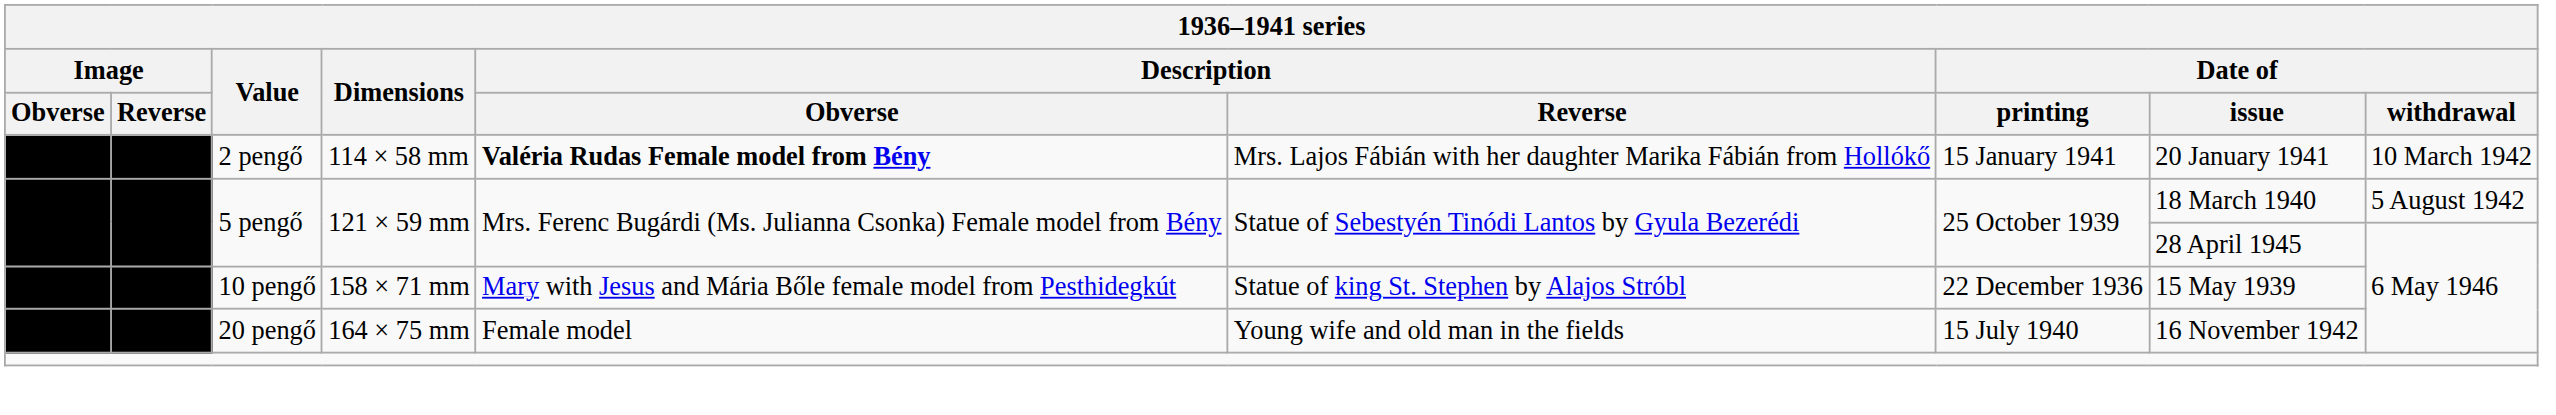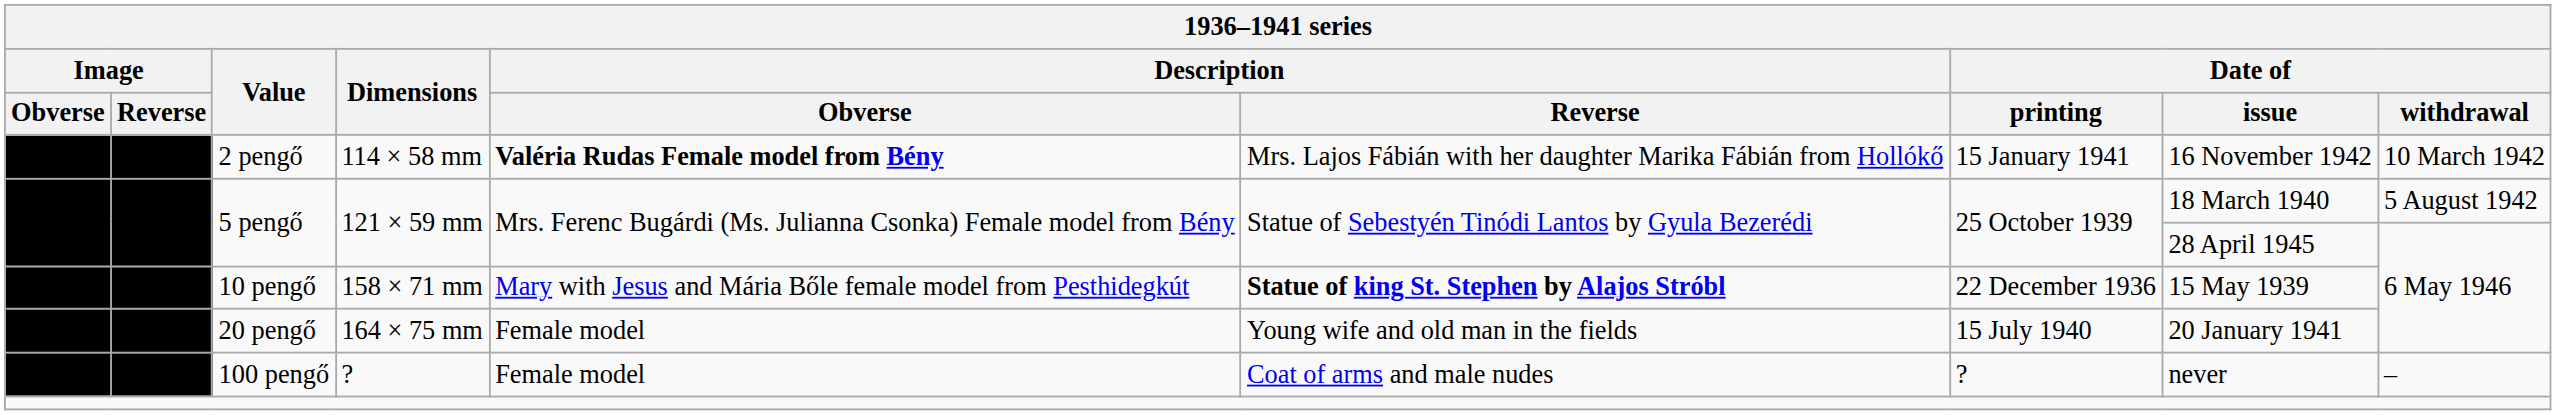(2242, 157) 20 January 1941 -> (2270, 157) 16 November 1942
(1460, 287) normal -> (1486, 287) bold
(2257, 330) 16 November 1942 -> (2255, 330) 20 January 1941
+ row: (274, 374)
